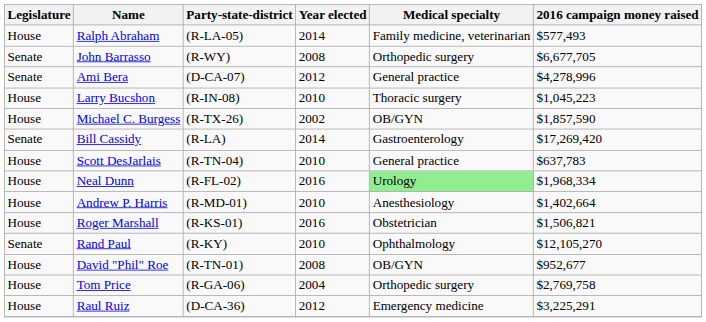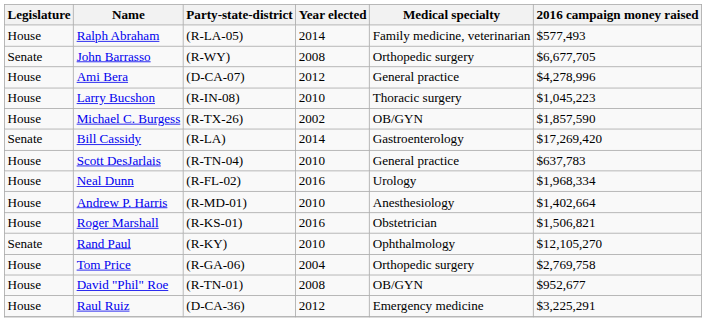(25, 77) Senate -> (24, 77) House
(395, 181) lightgreen background -> (395, 181) no background
rows swapped: (104, 285) <-> (122, 264)
